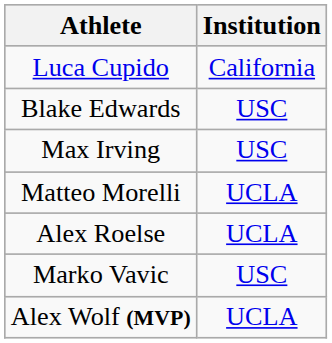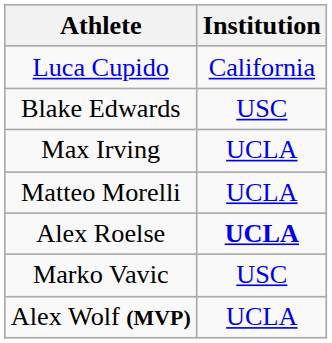(262, 150) USC -> (262, 150) UCLA
(262, 233) normal -> (262, 233) bold
